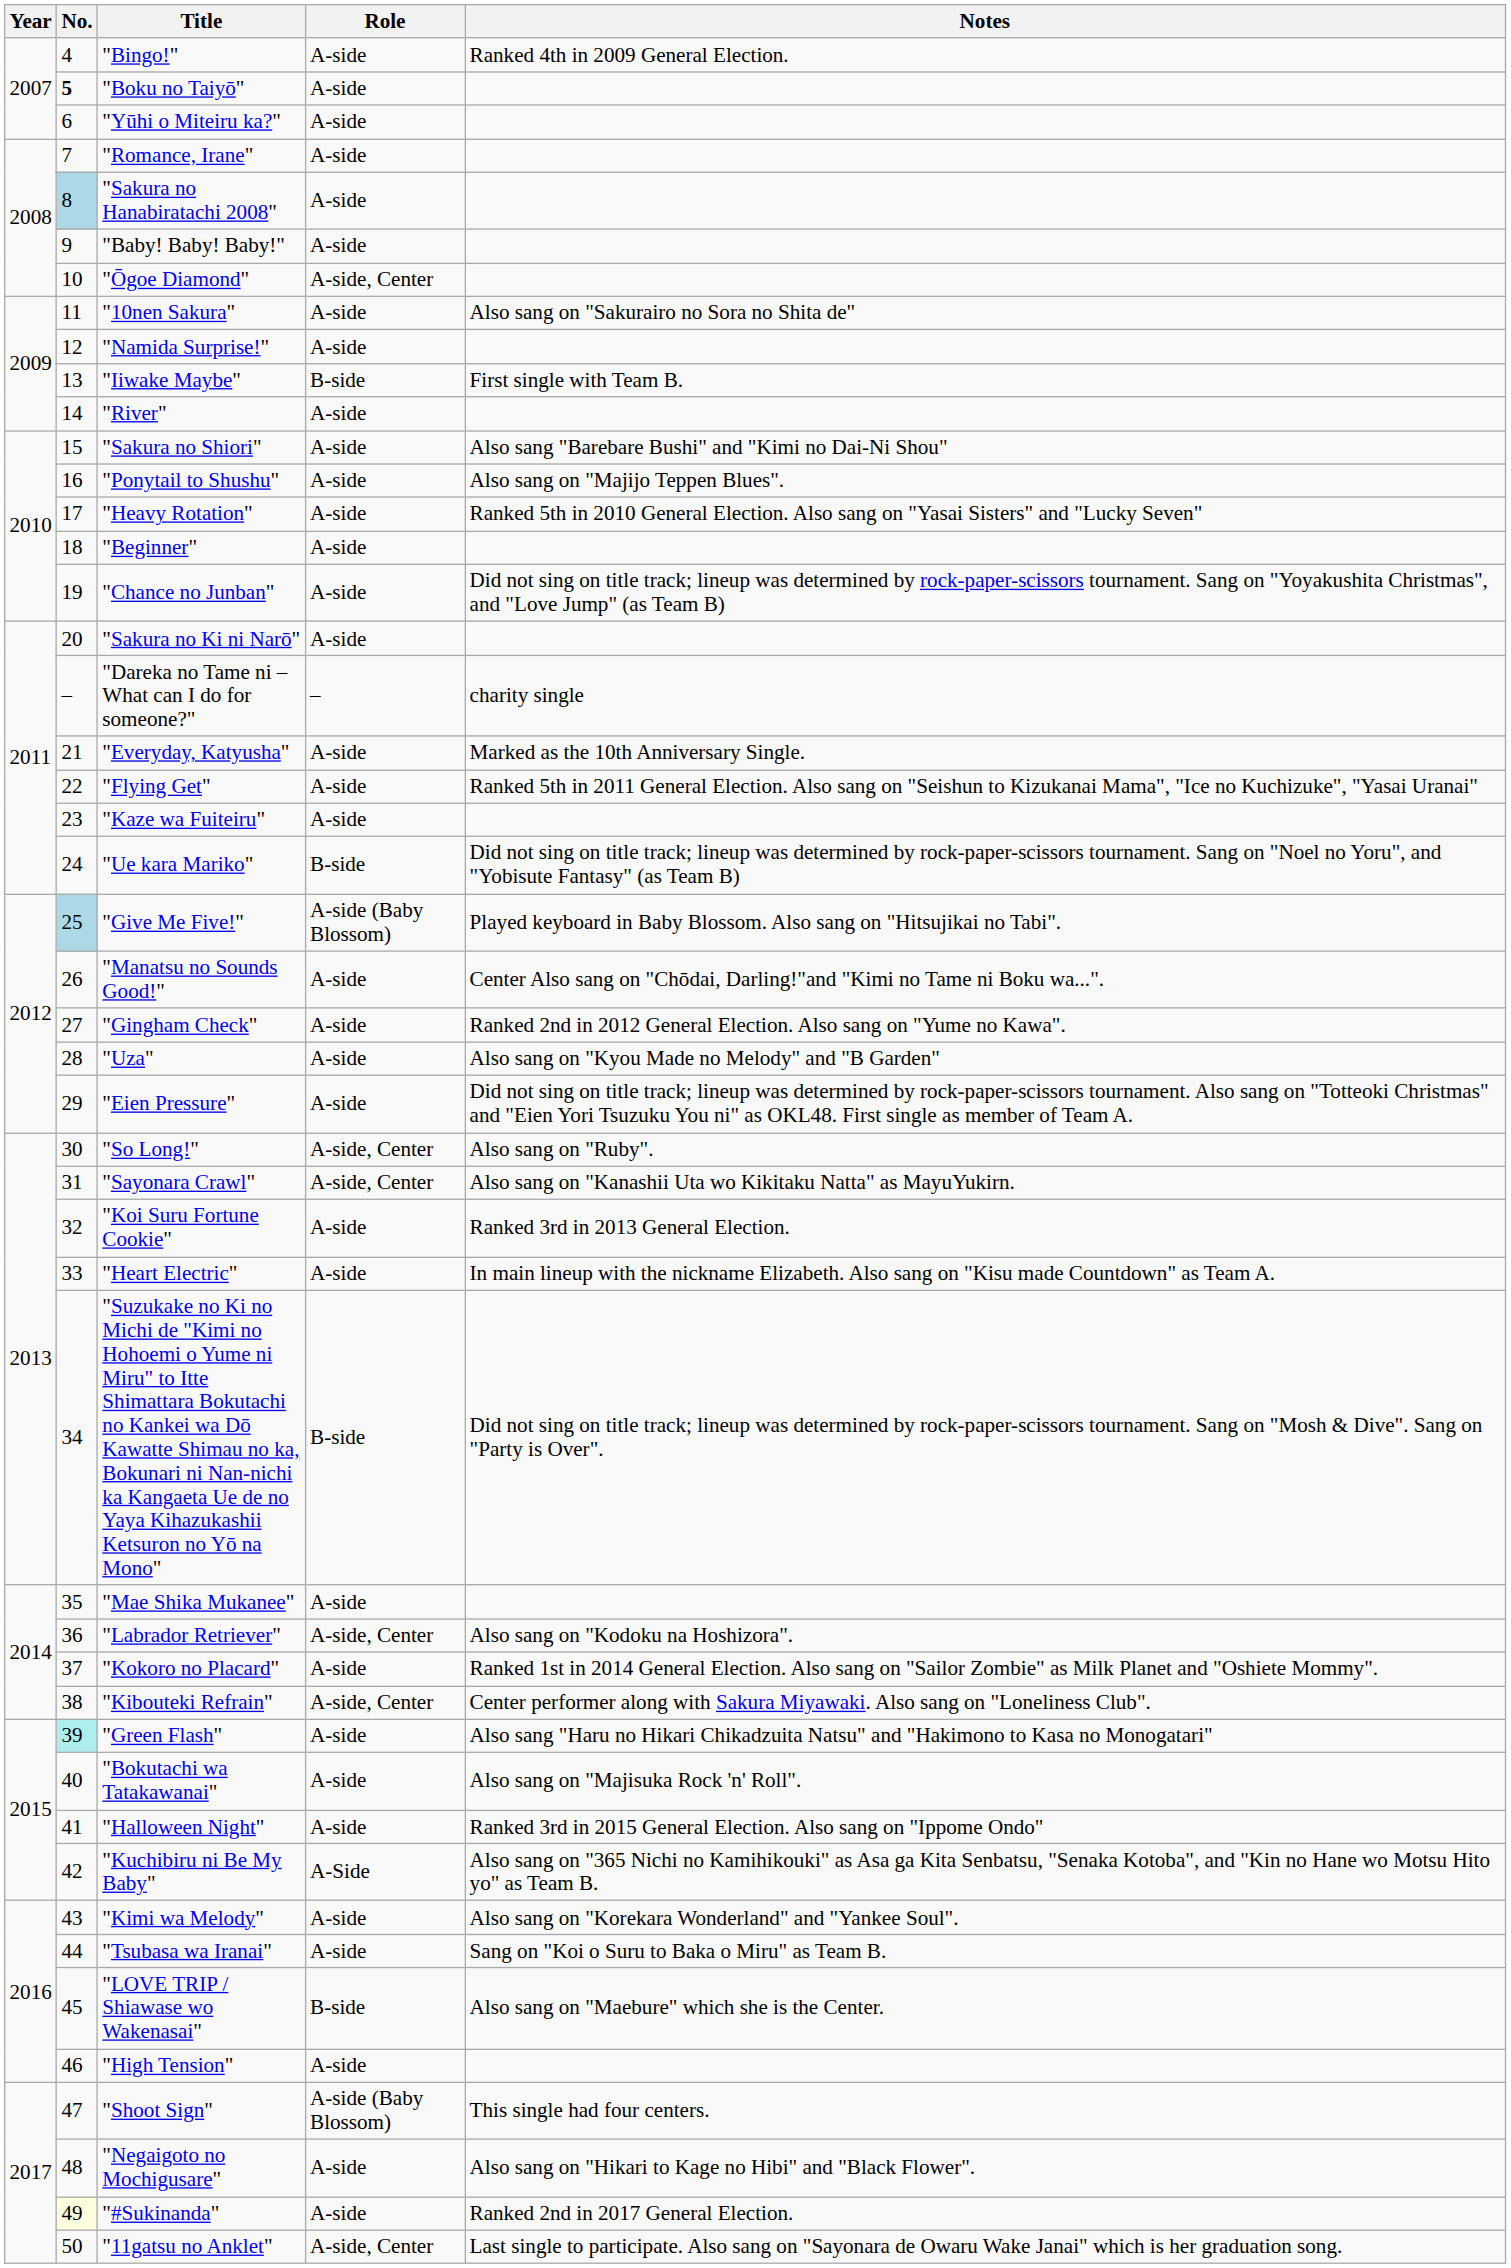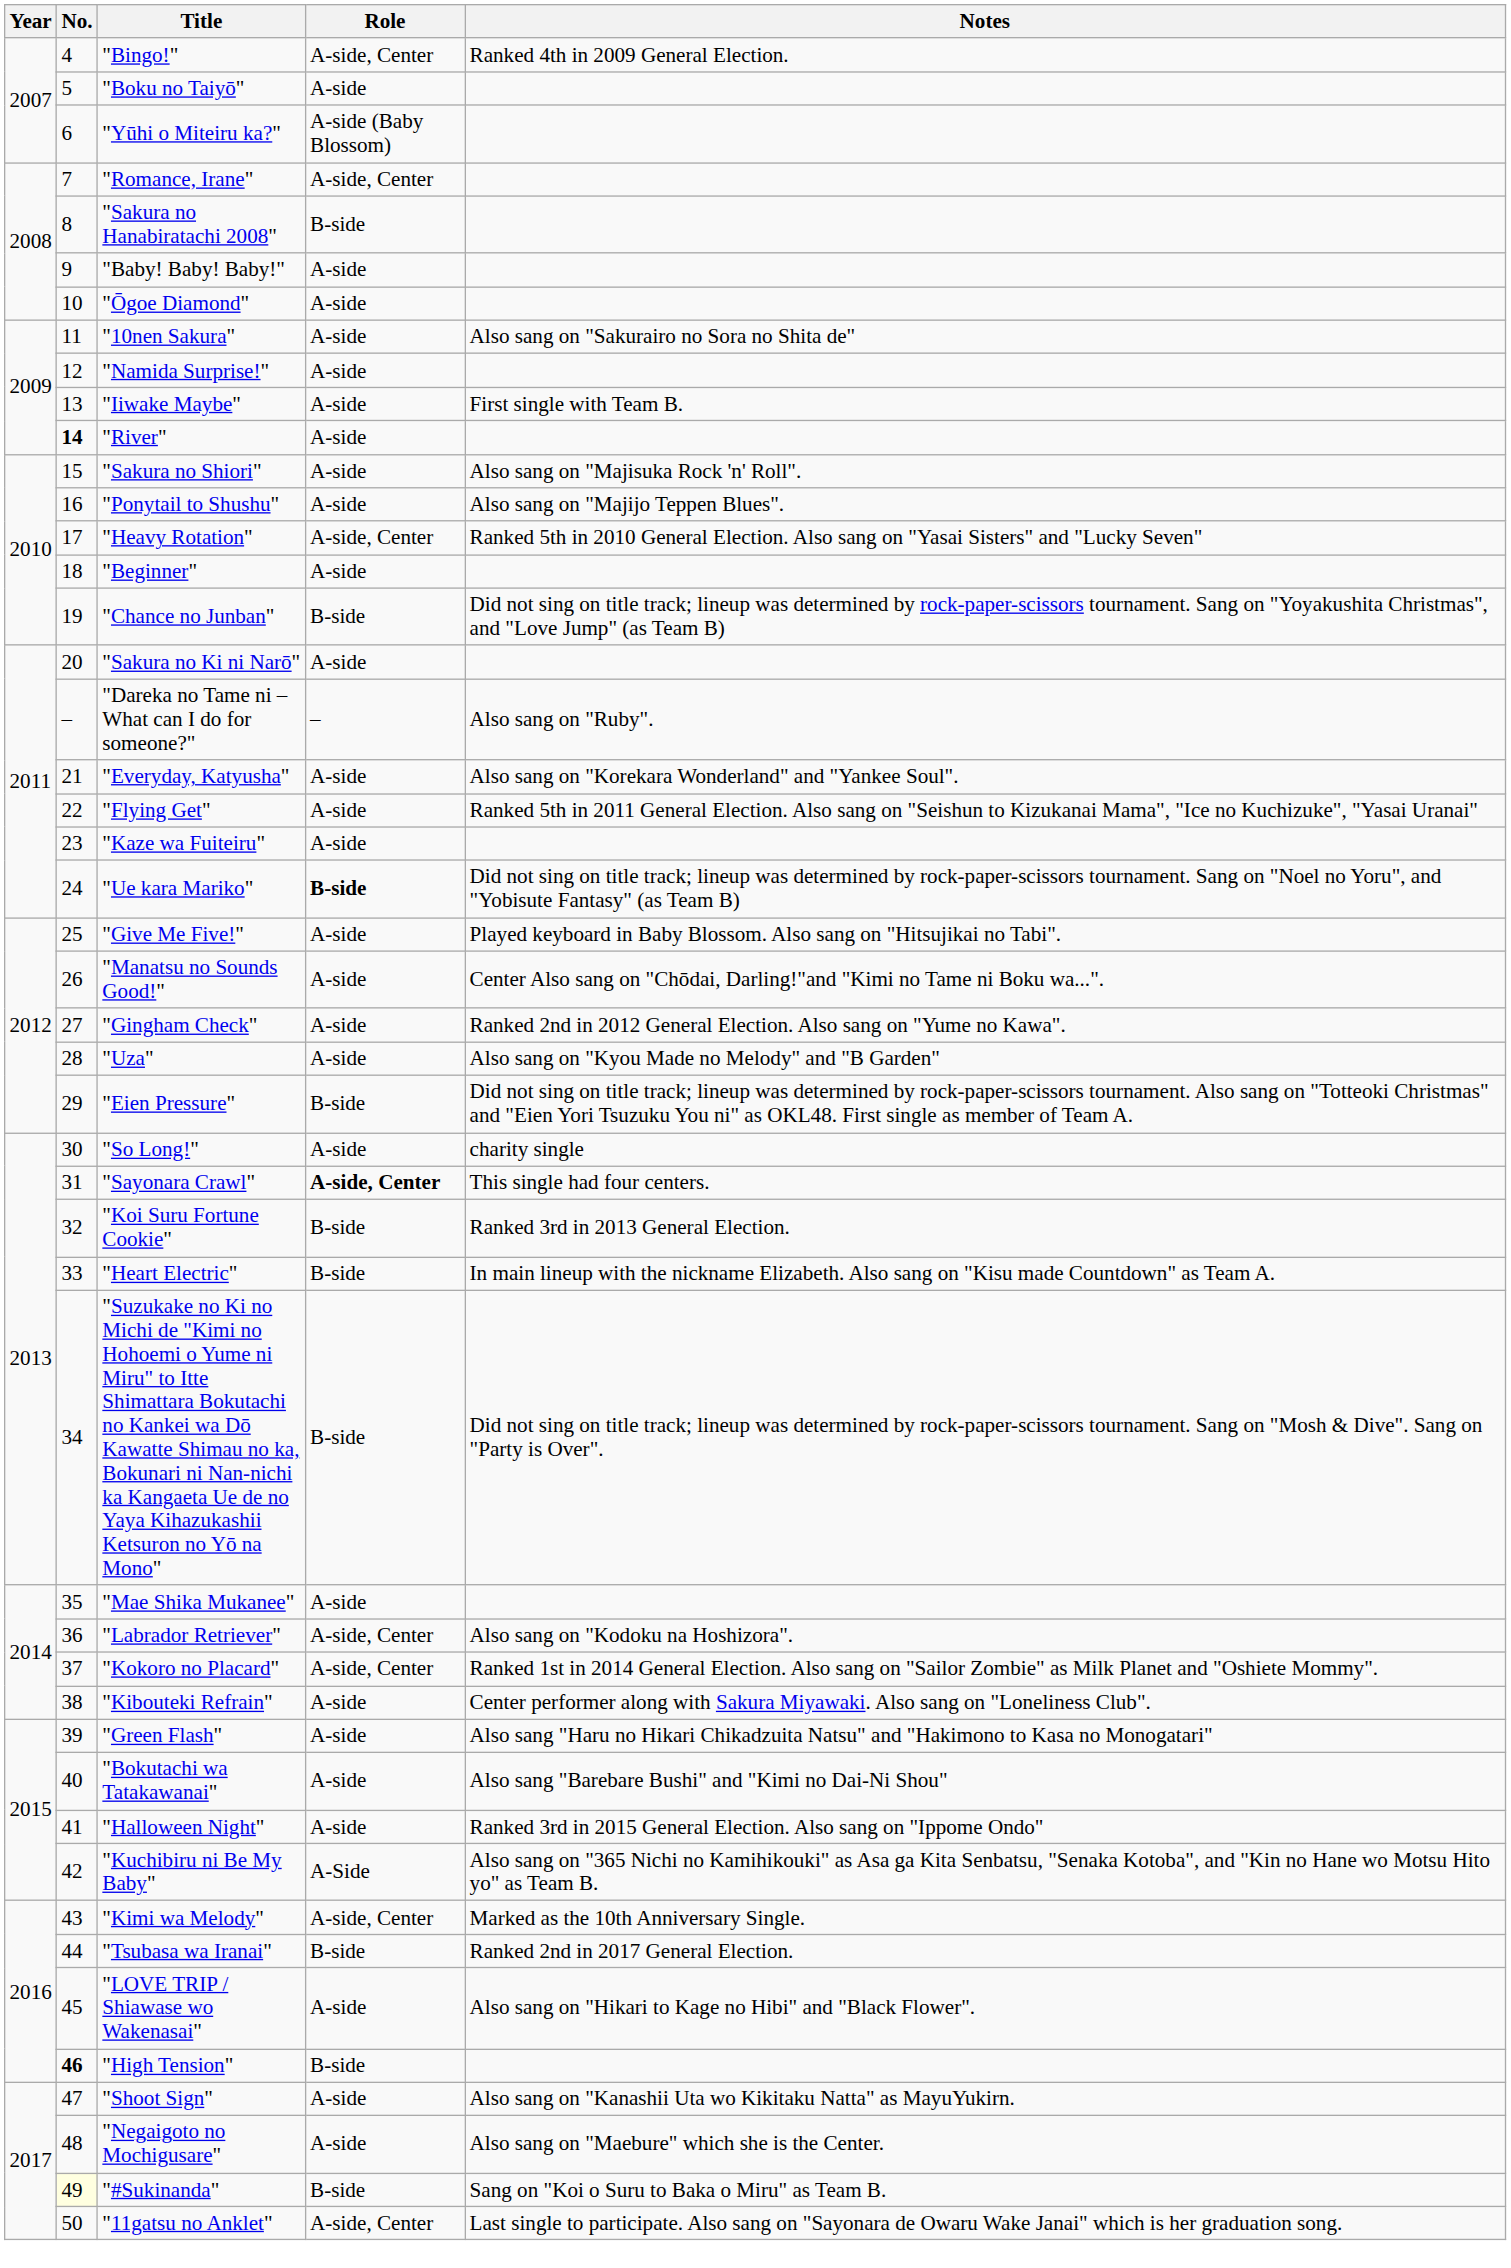(338, 54) A-side -> (372, 54) A-side, Center
(67, 88) bold -> (67, 88) normal
(338, 121) A-side -> (367, 133) A-side (Baby Blossom)
(338, 155) A-side -> (372, 178) A-side, Center
(67, 200) lightblue background -> (67, 224) no background
(338, 200) A-side -> (338, 224) B-side
(372, 279) A-side, Center -> (338, 303) A-side
(338, 379) B-side -> (338, 403) A-side
(72, 413) normal -> (72, 437) bold
(709, 446) Also sang "Barebare Bushi" and "Kimi no Dai-Ni Shou" -> (635, 470) Also sang on "Majisuka Rock 'n' Roll".
(338, 513) A-side -> (372, 537) A-side, Center
(338, 592) A-side -> (338, 616) B-side
(527, 695) charity single -> (562, 719) Also sang on "Ruby".
(637, 752) Marked as the 10th Anniversary Single. -> (714, 776) Also sang on "Korekara Wonderland" and "Yankee Soul".
(338, 865) normal -> (338, 888) bold
(72, 922) lightblue background -> (72, 934) no background
(367, 922) A-side (Baby Blossom) -> (338, 934) A-side
(338, 1103) A-side -> (338, 1103) B-side
(372, 1149) A-side, Center -> (338, 1149) A-side
(562, 1149) Also sang on "Ruby". -> (527, 1149) charity single
(372, 1182) normal -> (375, 1182) bold
(742, 1182) Also sang on "Kanashii Uta wo Kikitaku Natta" as MayuYukirn. -> (590, 1182) This single had four centers.
(338, 1228) A-side -> (338, 1228) B-side
(338, 1273) A-side -> (338, 1273) B-side
(338, 1668) A-side -> (372, 1668) A-side, Center
(372, 1702) A-side, Center -> (338, 1702) A-side
(72, 1735) paleturquoise background -> (72, 1735) no background
(635, 1781) Also sang on "Majisuka Rock 'n' Roll". -> (709, 1781) Also sang "Barebare Bushi" and "Kimi no Dai-Ni Shou"
(338, 1917) A-side -> (372, 1917) A-side, Center
(714, 1917) Also sang on "Korekara Wonderland" and "Yankee Soul". -> (637, 1917) Marked as the 10th Anniversary Single.
(338, 1950) A-side -> (338, 1950) B-side
(678, 1950) Sang on "Koi o Suru to Baka o Miru" as Team B. -> (631, 1950) Ranked 2nd in 2017 General Election.
(338, 2008) B-side -> (338, 2008) A-side
(677, 2008) Also sang on "Maebure" which she is the Center. -> (722, 2008) Also sang on "Hikari to Kage no Hibi" and "Black Flower".
(72, 2065) normal -> (72, 2065) bold
(338, 2065) A-side -> (338, 2065) B-side
(367, 2110) A-side (Baby Blossom) -> (338, 2098) A-side
(590, 2110) This single had four centers. -> (742, 2098) Also sang on "Kanashii Uta wo Kikitaku Natta" as MayuYukirn.
(722, 2167) Also sang on "Hikari to Kage no Hibi" and "Black Flower". -> (677, 2144) Also sang on "Maebure" which she is the Center.
(338, 2213) A-side -> (338, 2189) B-side
(631, 2213) Ranked 2nd in 2017 General Election. -> (678, 2189) Sang on "Koi o Suru to Baka o Miru" as Team B.
